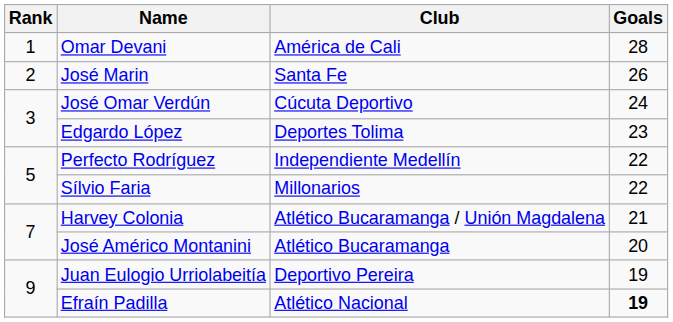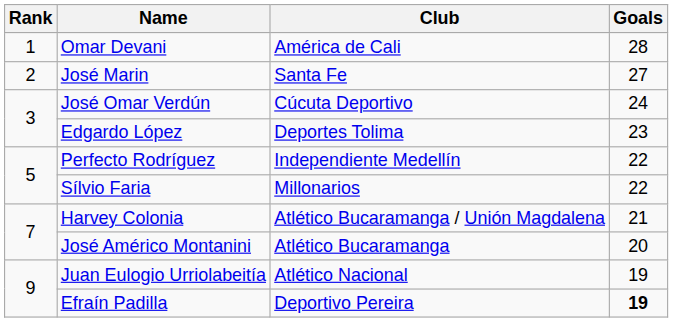(638, 75) 26 -> (638, 75) 27
(344, 274) Deportivo Pereira -> (341, 274) Atlético Nacional
(341, 302) Atlético Nacional -> (344, 302) Deportivo Pereira
